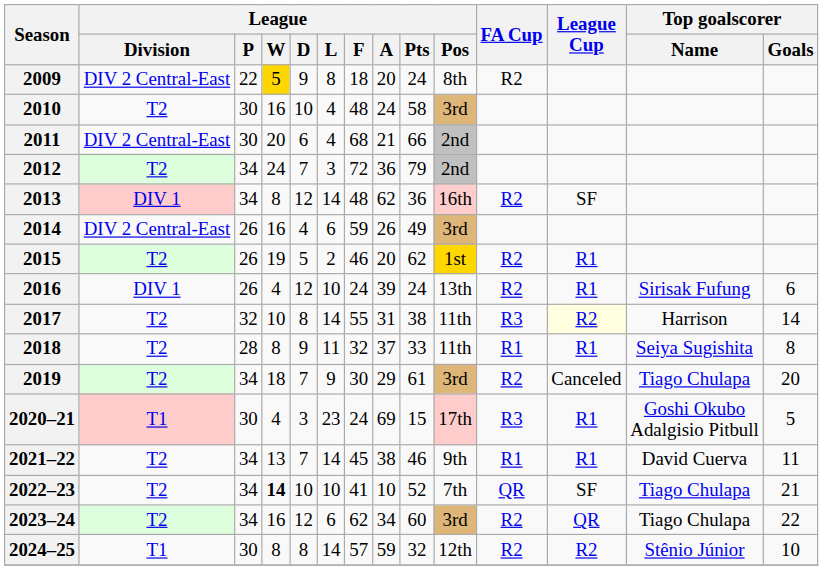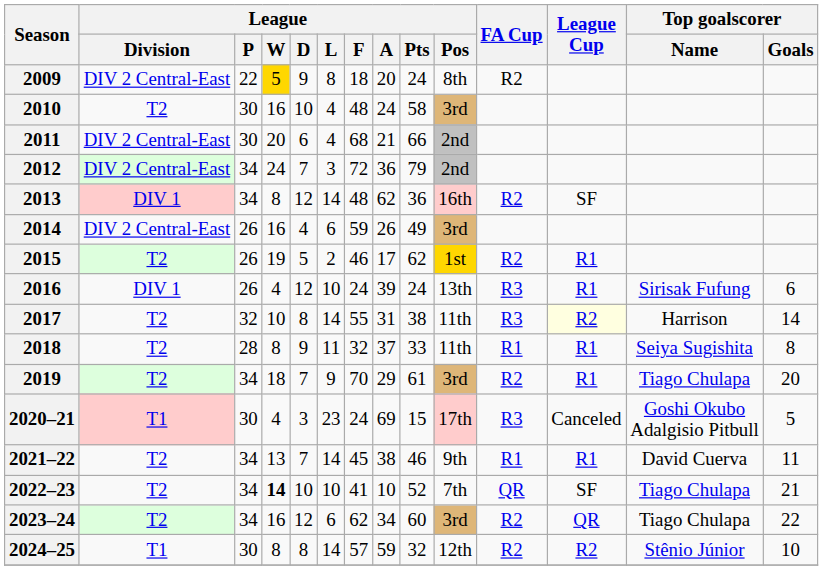(157, 169) T2 -> (157, 169) DIV 2 Central-East
(386, 259) 20 -> (386, 259) 17
(512, 288) R2 -> (512, 288) R3
(359, 378) 30 -> (359, 378) 70
(586, 378) Canceled -> (586, 378) R1
(586, 419) R1 -> (586, 419) Canceled
